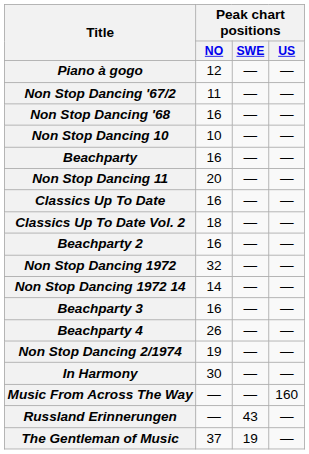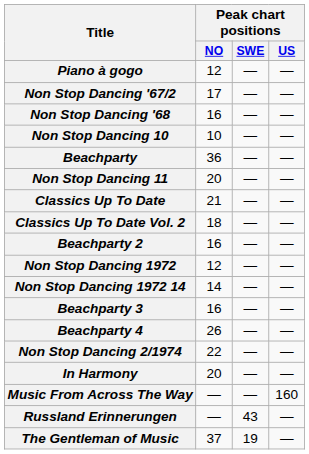(214, 93) 11 -> (214, 93) 17
(214, 157) 16 -> (214, 157) 36
(214, 200) 16 -> (214, 200) 21
(214, 265) 32 -> (214, 265) 12
(214, 351) 19 -> (214, 351) 22
(214, 373) 30 -> (214, 373) 20
